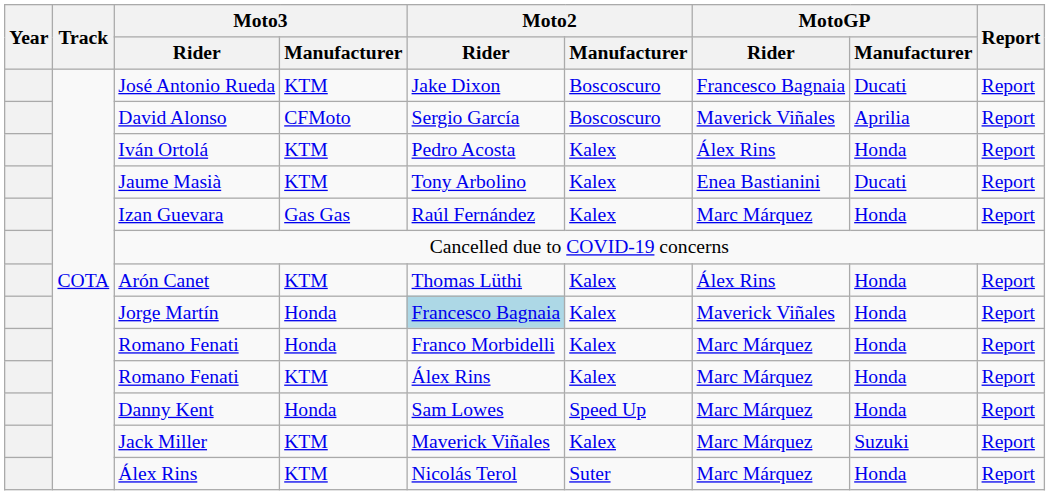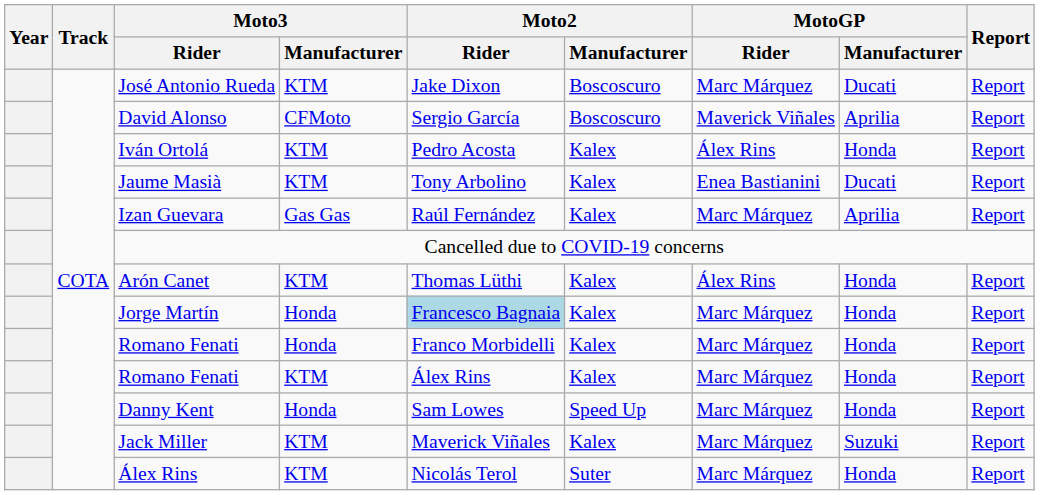(771, 85) Francesco Bagnaia -> (754, 85) Marc Márquez
(880, 214) Honda -> (872, 214) Aprilia
(766, 311) Maverick Viñales -> (754, 311) Marc Márquez
